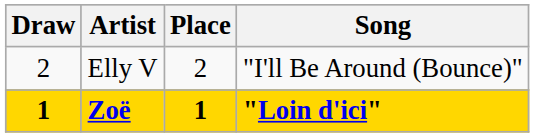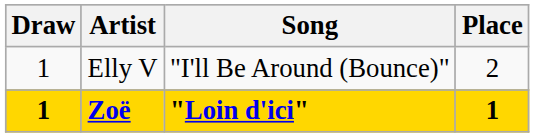columns swapped: (383, 25) <-> (200, 25)
(43, 68) 2 -> (43, 68) 1
